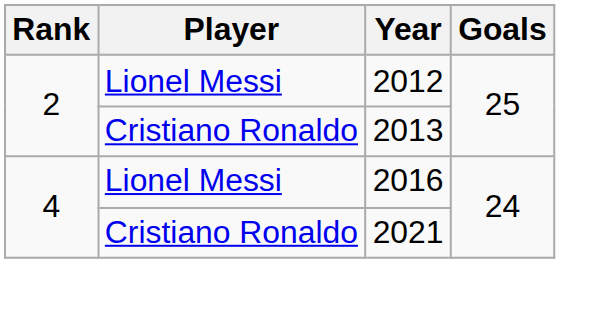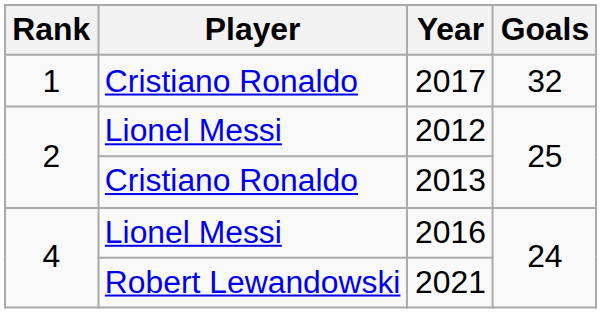+ row: (451, 80)
(231, 231) Cristiano Ronaldo -> (253, 282) Robert Lewandowski
